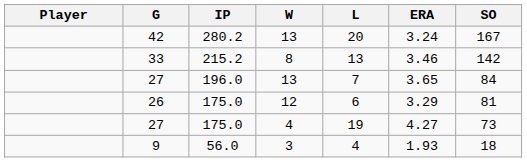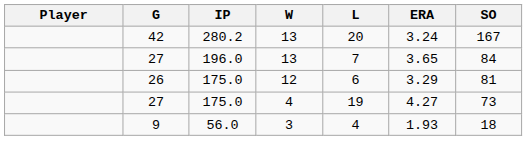- row: (156, 59)
